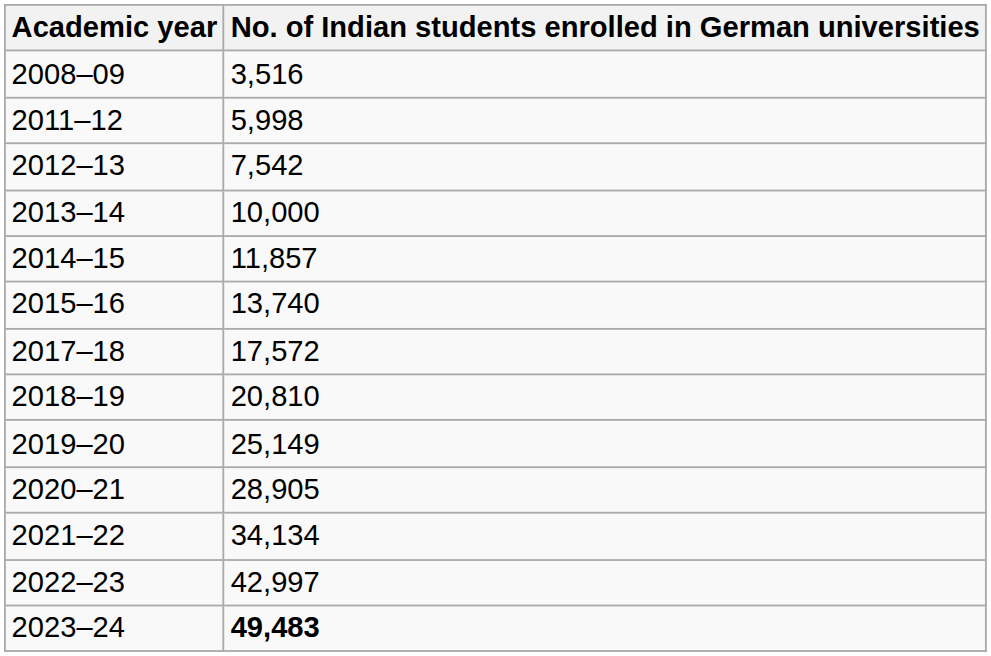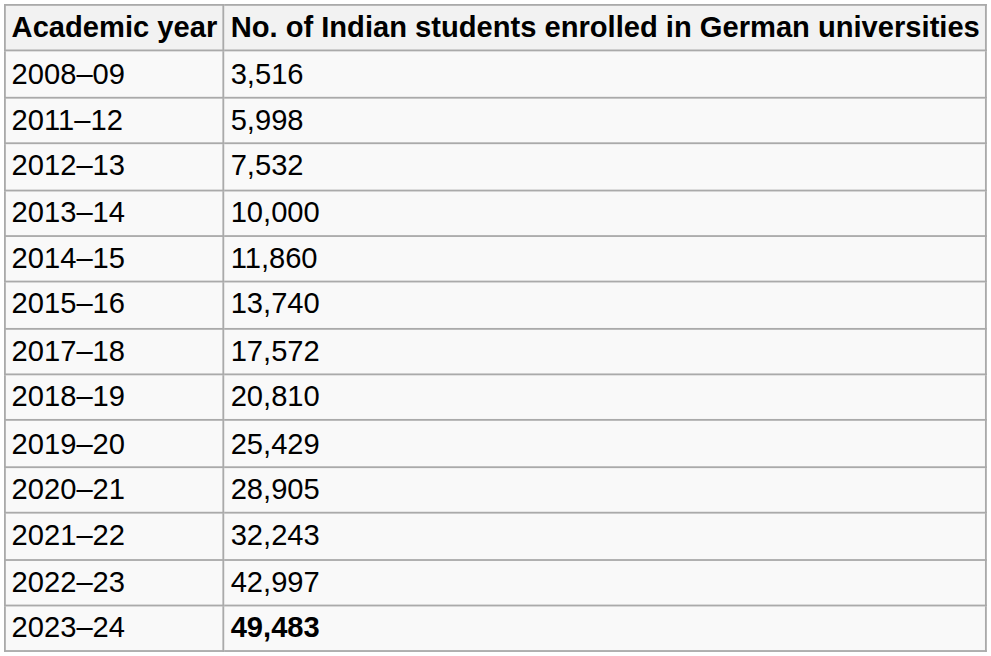(267, 166) 7,542 -> (267, 166) 7,532
(274, 258) 11,857 -> (274, 258) 11,860
(275, 443) 25,149 -> (275, 443) 25,429
(275, 535) 34,134 -> (275, 535) 32,243
